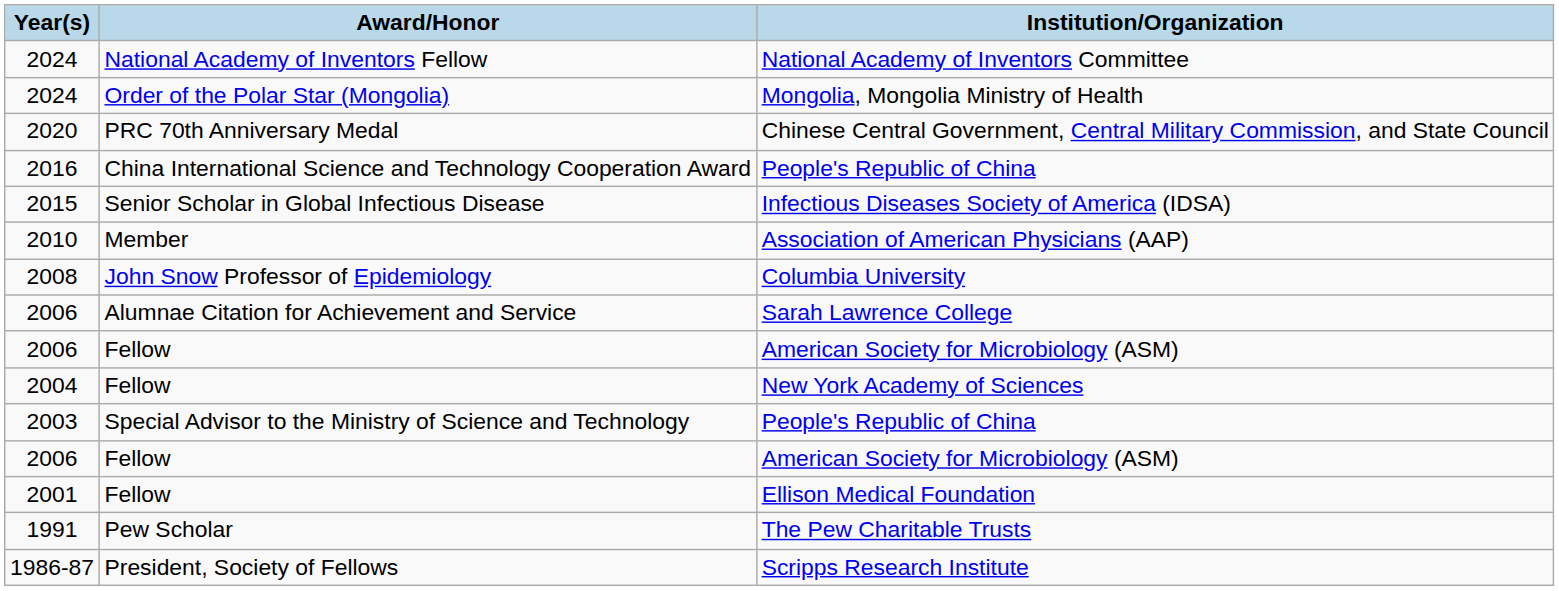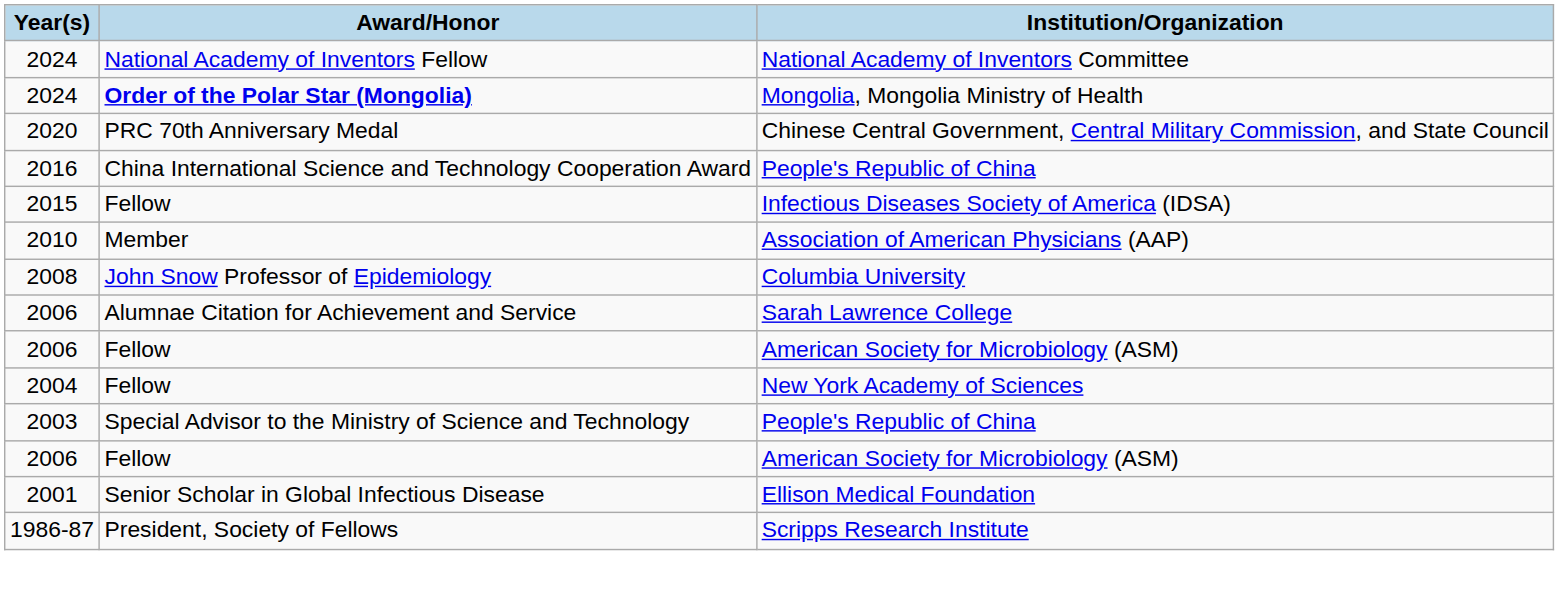(277, 95) normal -> (288, 95) bold
(325, 204) Senior Scholar in Global Infectious Disease -> (138, 204) Fellow
(138, 494) Fellow -> (325, 494) Senior Scholar in Global Infectious Disease
- row: (52, 530)
